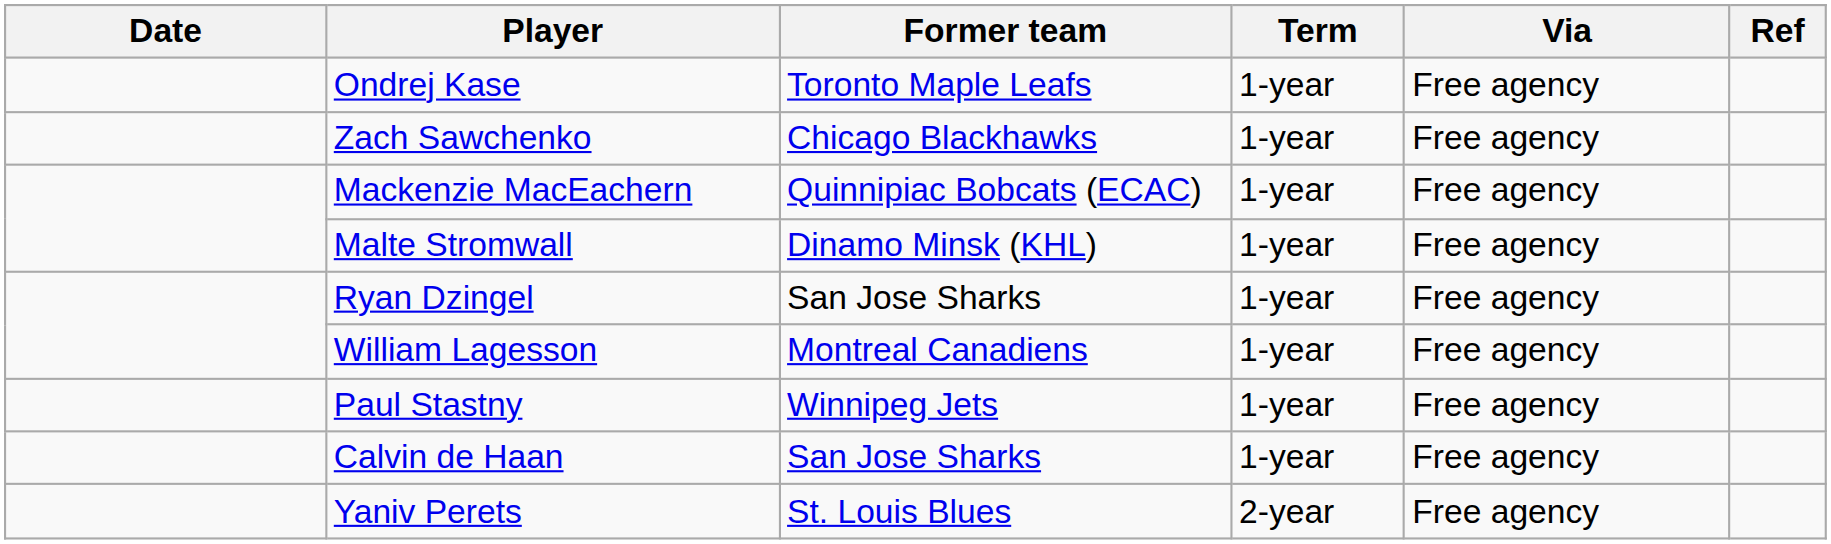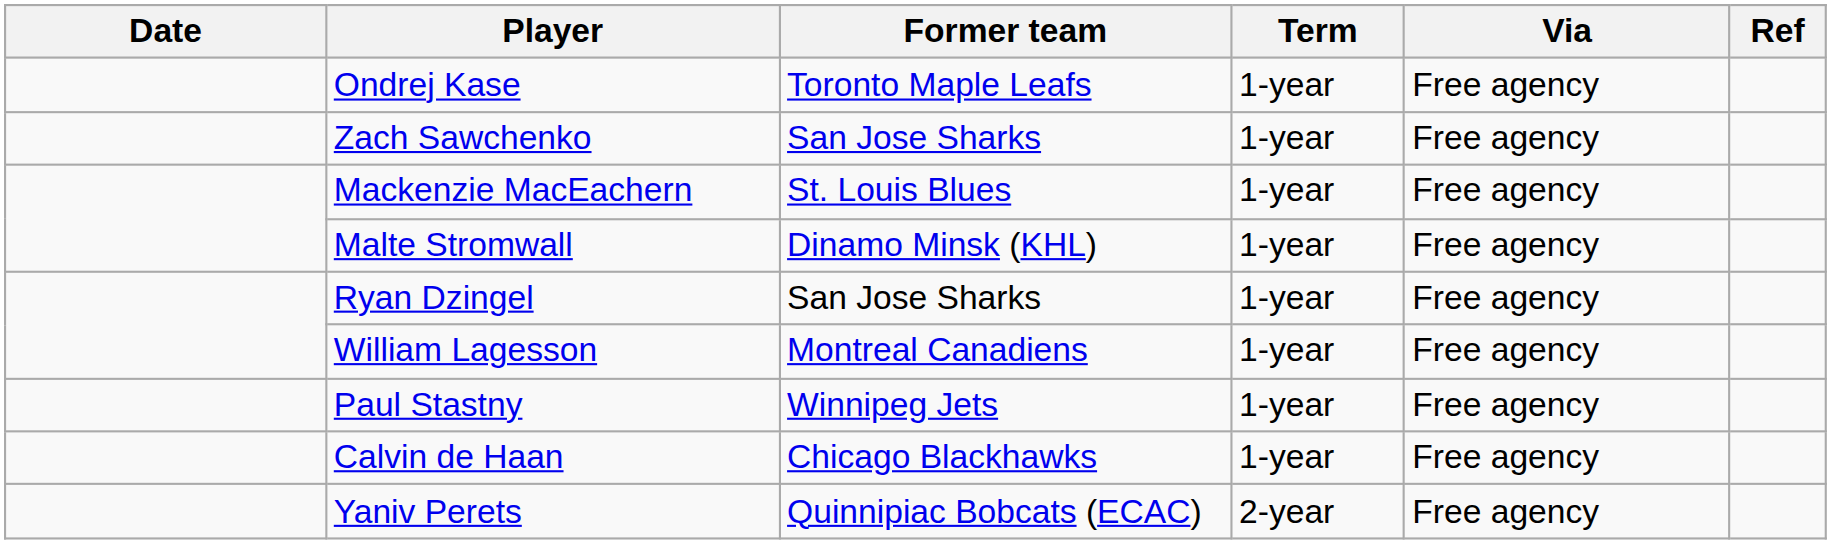(942, 137) Chicago Blackhawks -> (914, 137) San Jose Sharks
(994, 191) Quinnipiac Bobcats (ECAC) -> (899, 191) St. Louis Blues
(914, 457) San Jose Sharks -> (942, 457) Chicago Blackhawks
(899, 510) St. Louis Blues -> (994, 510) Quinnipiac Bobcats (ECAC)
